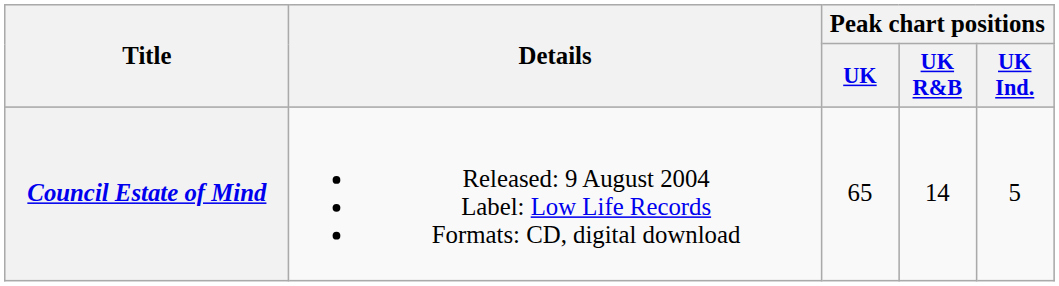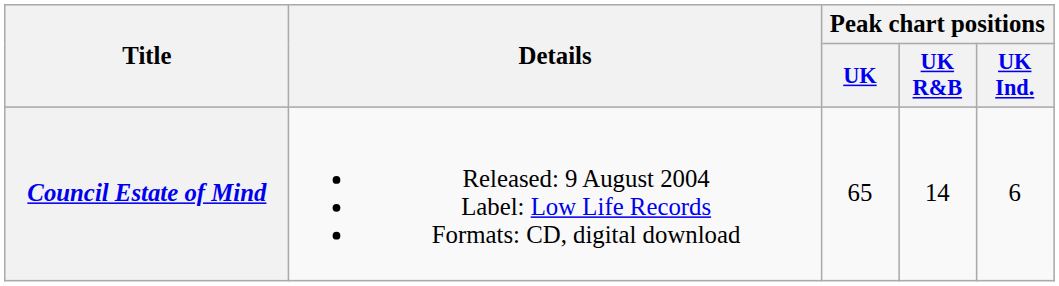(1015, 193) 5 -> (1015, 193) 6
